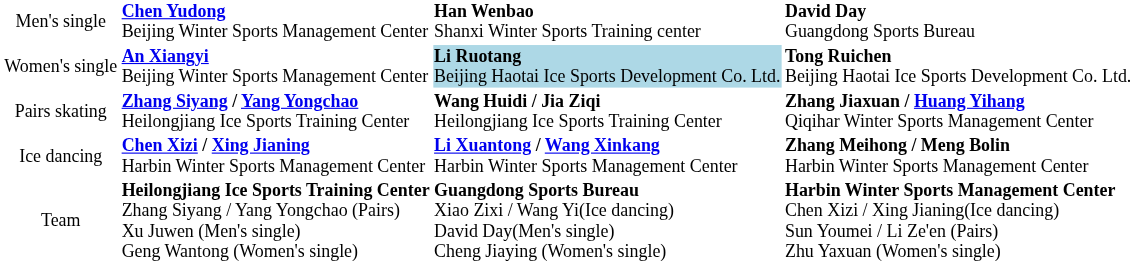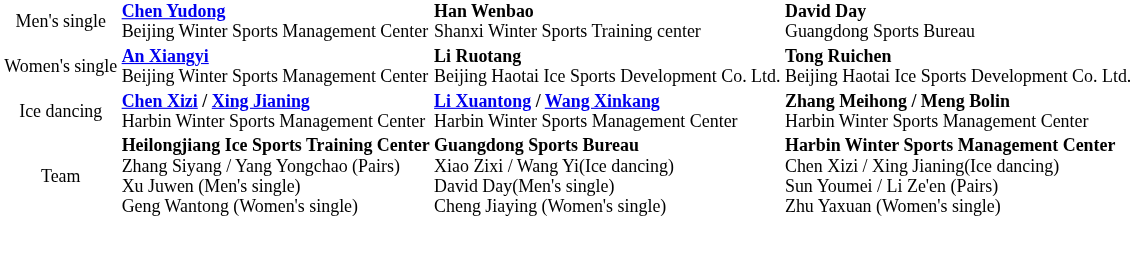(607, 66) lightblue background -> (607, 66) no background
- row: (61, 111)
